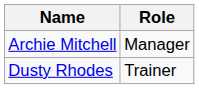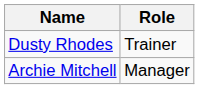rows swapped: (62, 44) <-> (61, 70)
